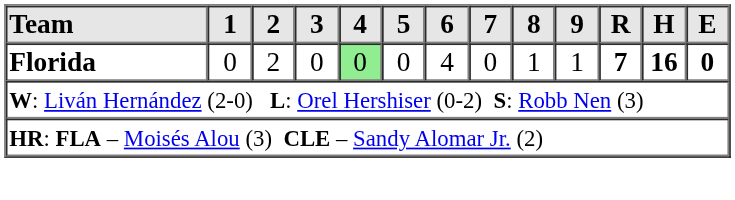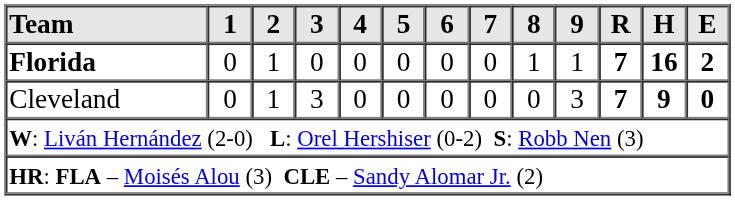(273, 61) 2 -> (273, 61) 1
(360, 61) lightgreen background -> (360, 61) no background
(447, 61) 4 -> (447, 61) 0
(707, 61) 0 -> (707, 61) 2
+ row: (65, 99)
